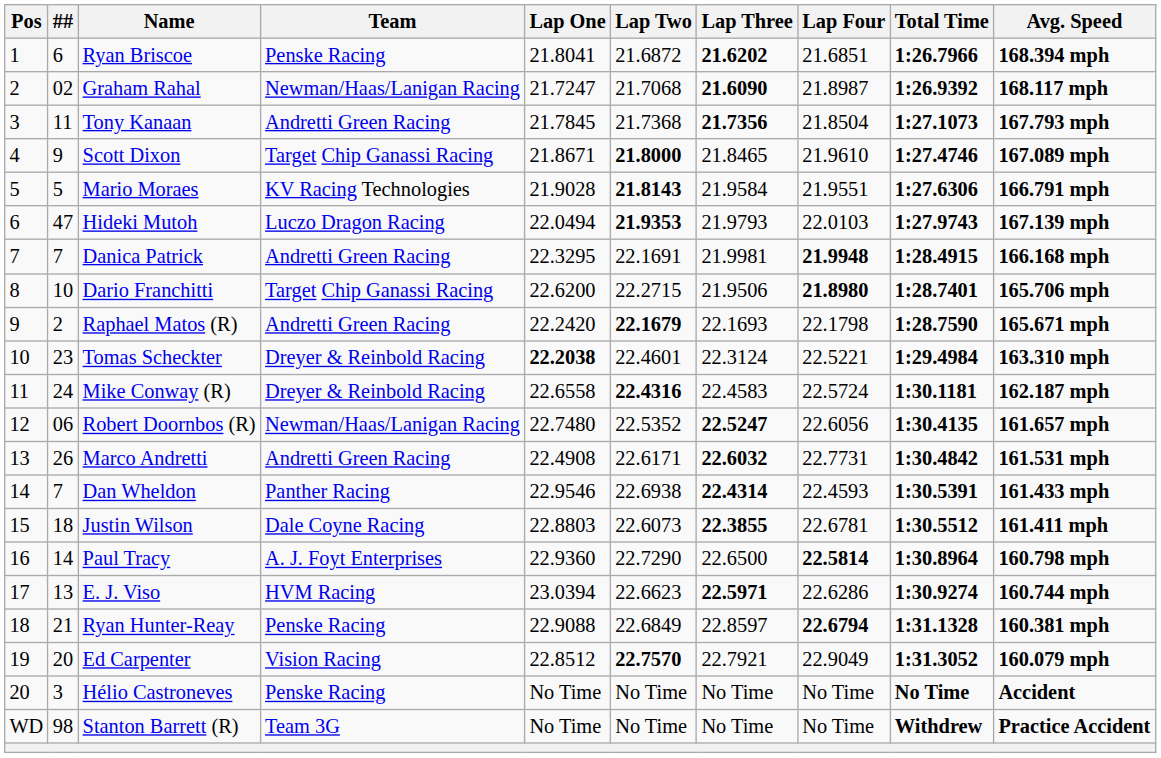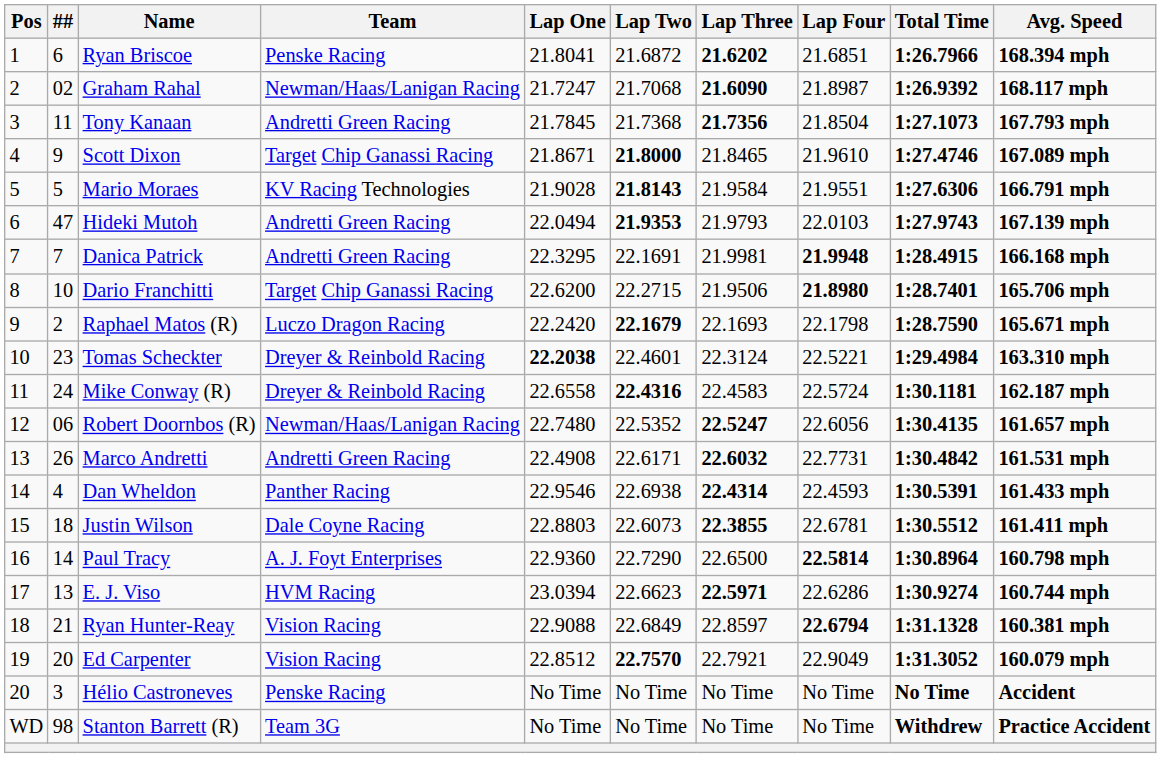(355, 222) Luczo Dragon Racing -> (358, 222) Andretti Green Racing
(358, 323) Andretti Green Racing -> (355, 323) Luczo Dragon Racing
(58, 491) 7 -> (58, 491) 4
(325, 625) Penske Racing -> (323, 625) Vision Racing
